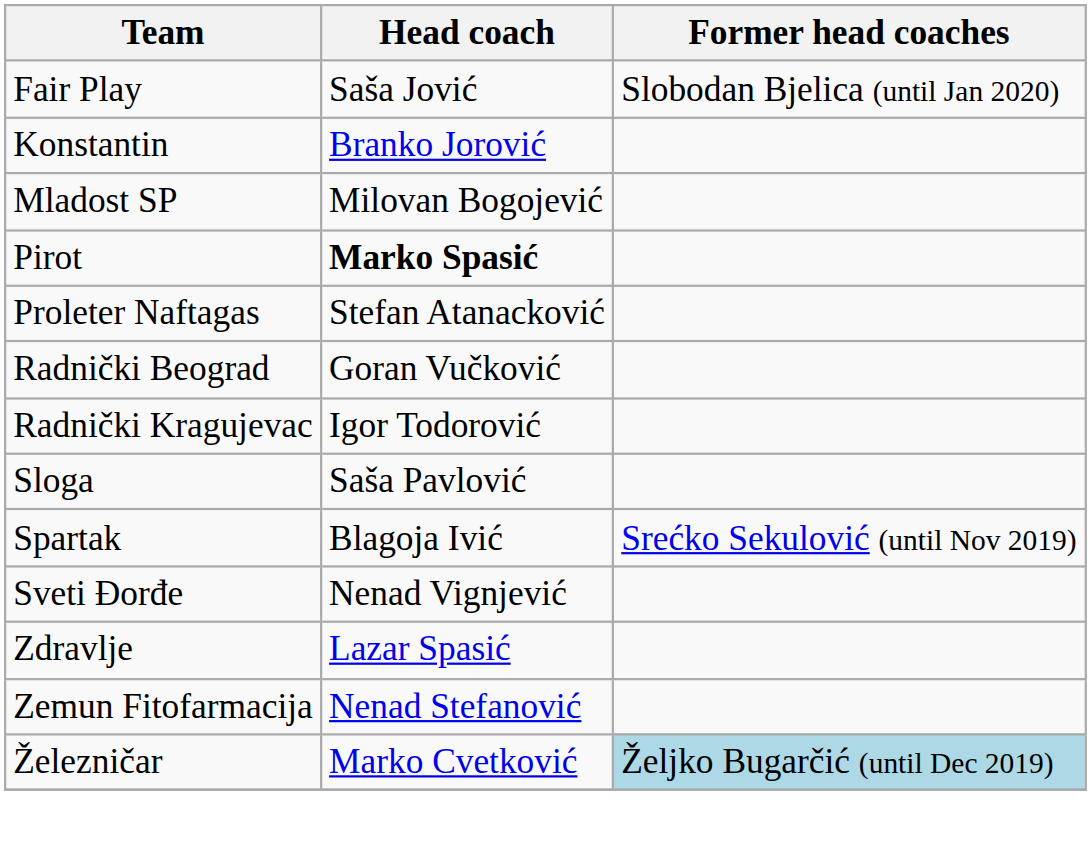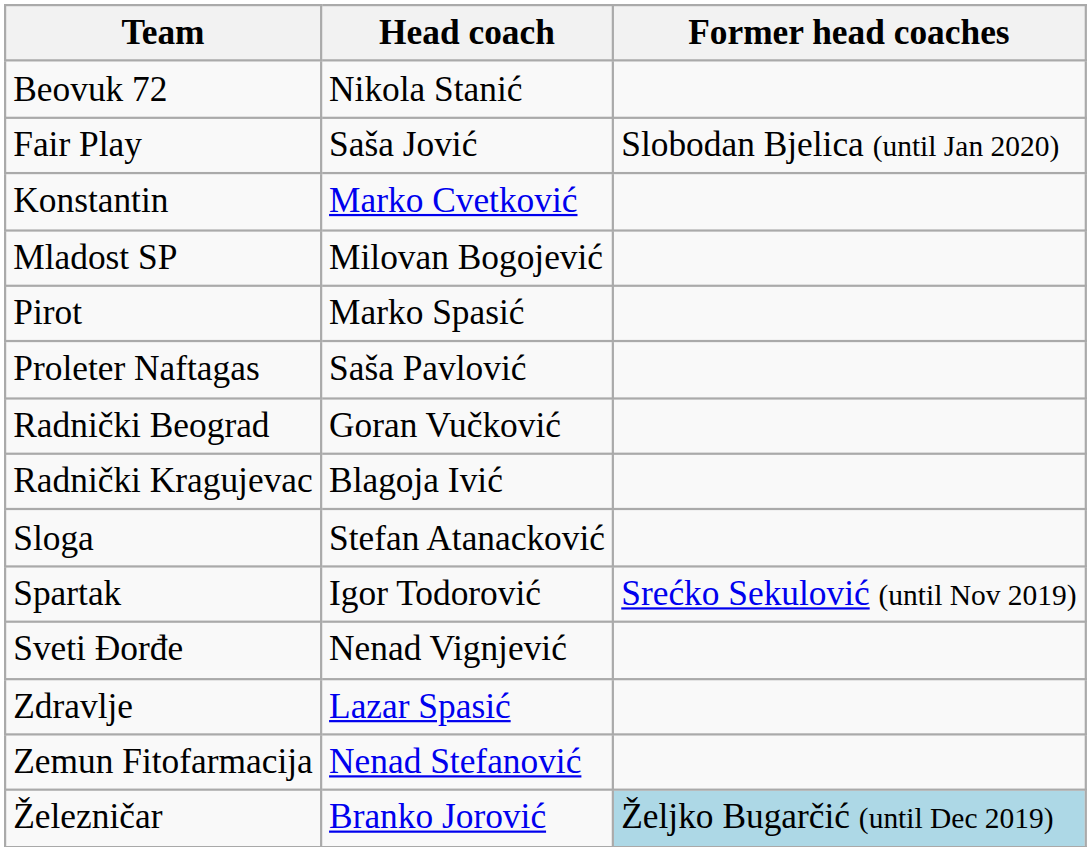+ row: (90, 88)
(438, 144) Branko Jorović -> (453, 200) Marko Cvetković
(434, 256) bold -> (427, 312) normal
(467, 312) Stefan Atanacković -> (428, 369) Saša Pavlović
(435, 425) Igor Todorović -> (416, 481) Blagoja Ivić
(428, 481) Saša Pavlović -> (467, 537) Stefan Atanacković
(416, 537) Blagoja Ivić -> (435, 593) Igor Todorović
(453, 761) Marko Cvetković -> (438, 817) Branko Jorović
